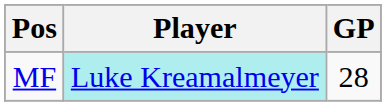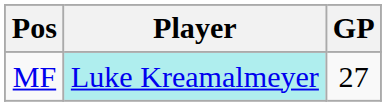(354, 76) 28 -> (354, 76) 27
